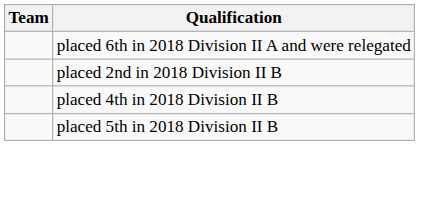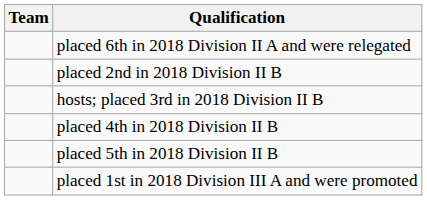+ row: (190, 99)
+ row: (237, 180)
